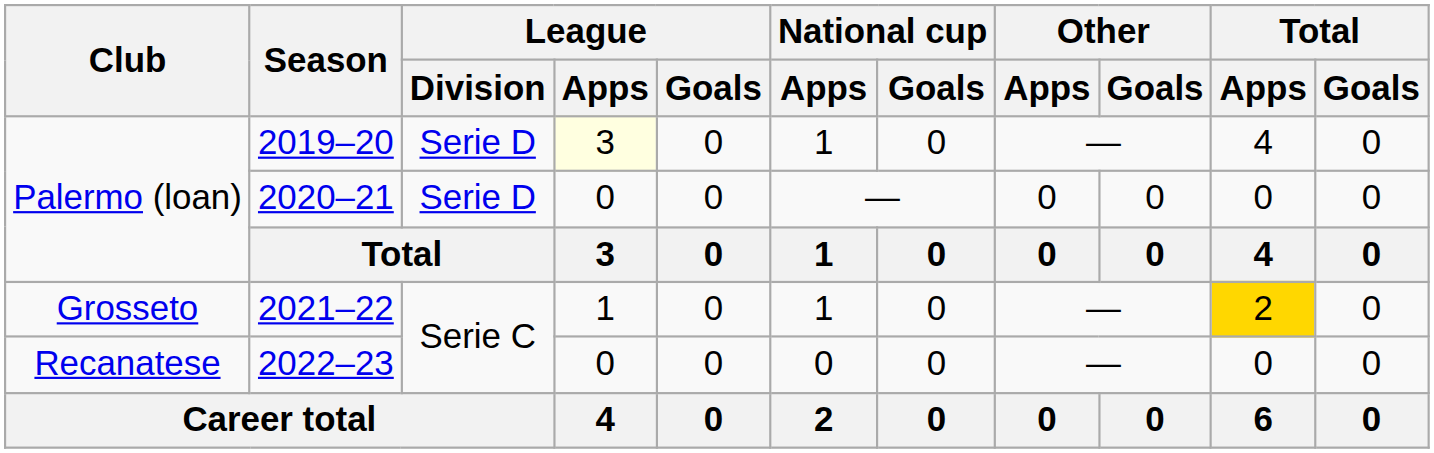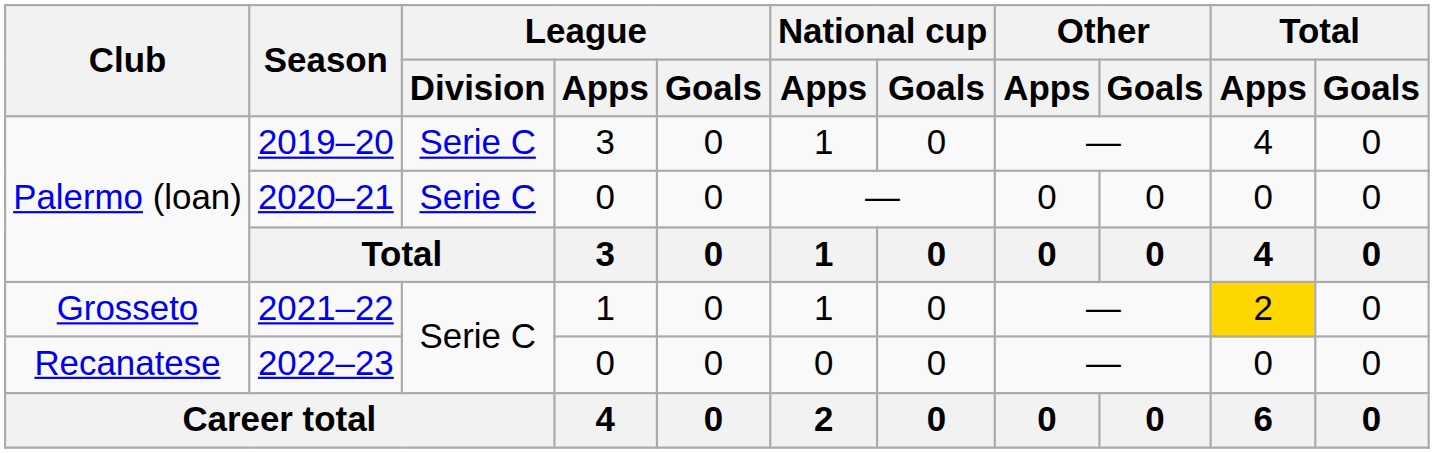(478, 142) Serie D -> (478, 142) Serie C
(605, 142) lightyellow background -> (605, 142) no background
(478, 198) Serie D -> (478, 198) Serie C
